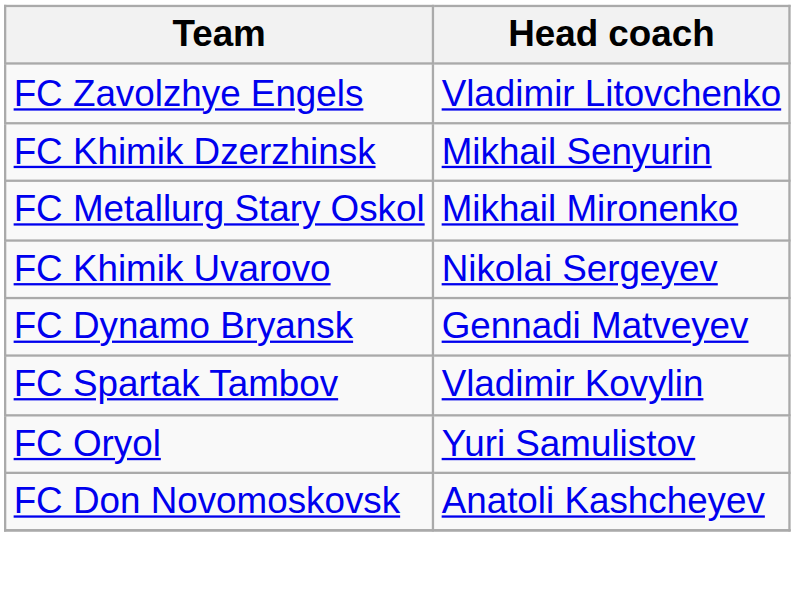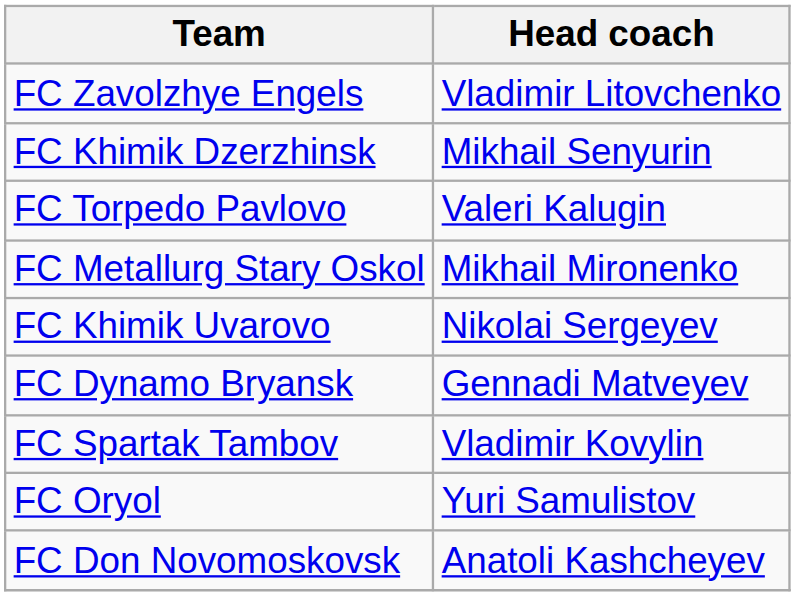+ row: (180, 209)
